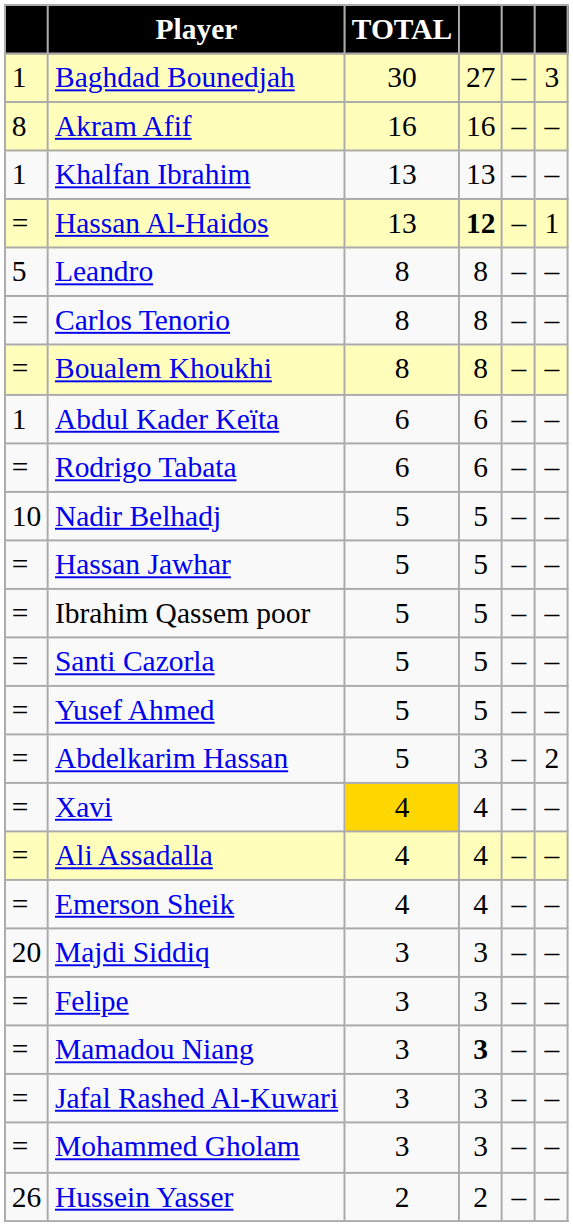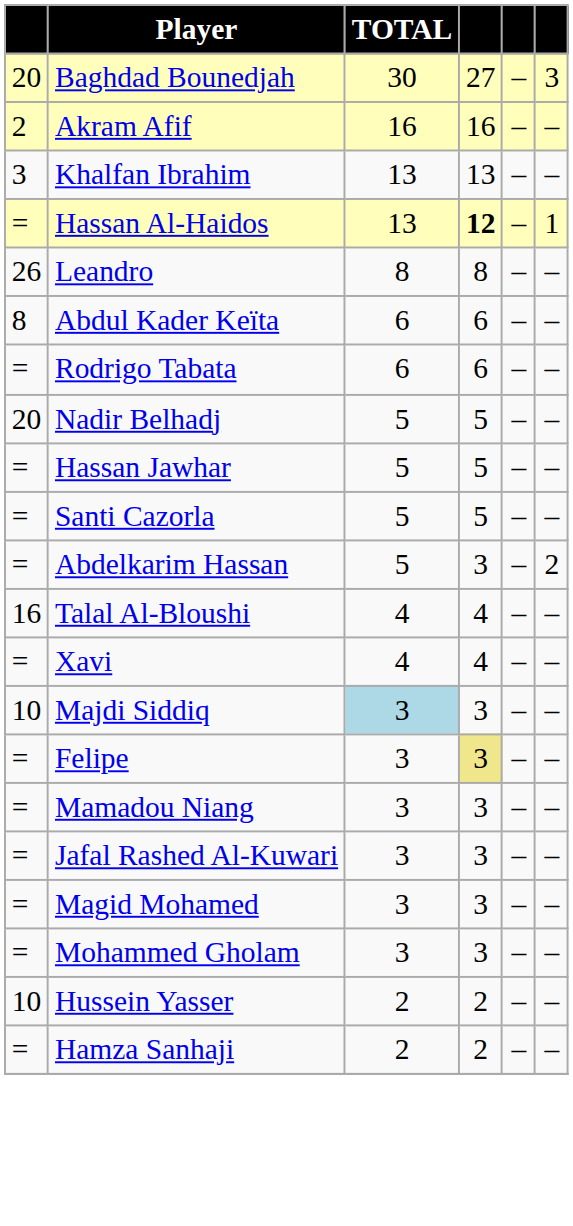(19, 77) 1 -> (27, 77) 20
(19, 126) 8 -> (19, 126) 2
(19, 174) 1 -> (19, 174) 3
(19, 272) 5 -> (27, 272) 26
- row: (142, 320)
- row: (163, 369)
(19, 417) 1 -> (19, 320) 8
(27, 515) 10 -> (27, 417) 20
- row: (183, 612)
- row: (135, 709)
+ row: (153, 612)
(402, 806) gold background -> (402, 661) no background
- row: (134, 855)
- row: (145, 904)
(27, 952) 20 -> (27, 709) 10
(402, 952) no background -> (402, 709) lightblue background
(481, 1001) no background -> (481, 758) khaki background
(481, 1050) bold -> (481, 806) normal
+ row: (157, 904)
(27, 1195) 26 -> (27, 1001) 10
+ row: (145, 1050)
